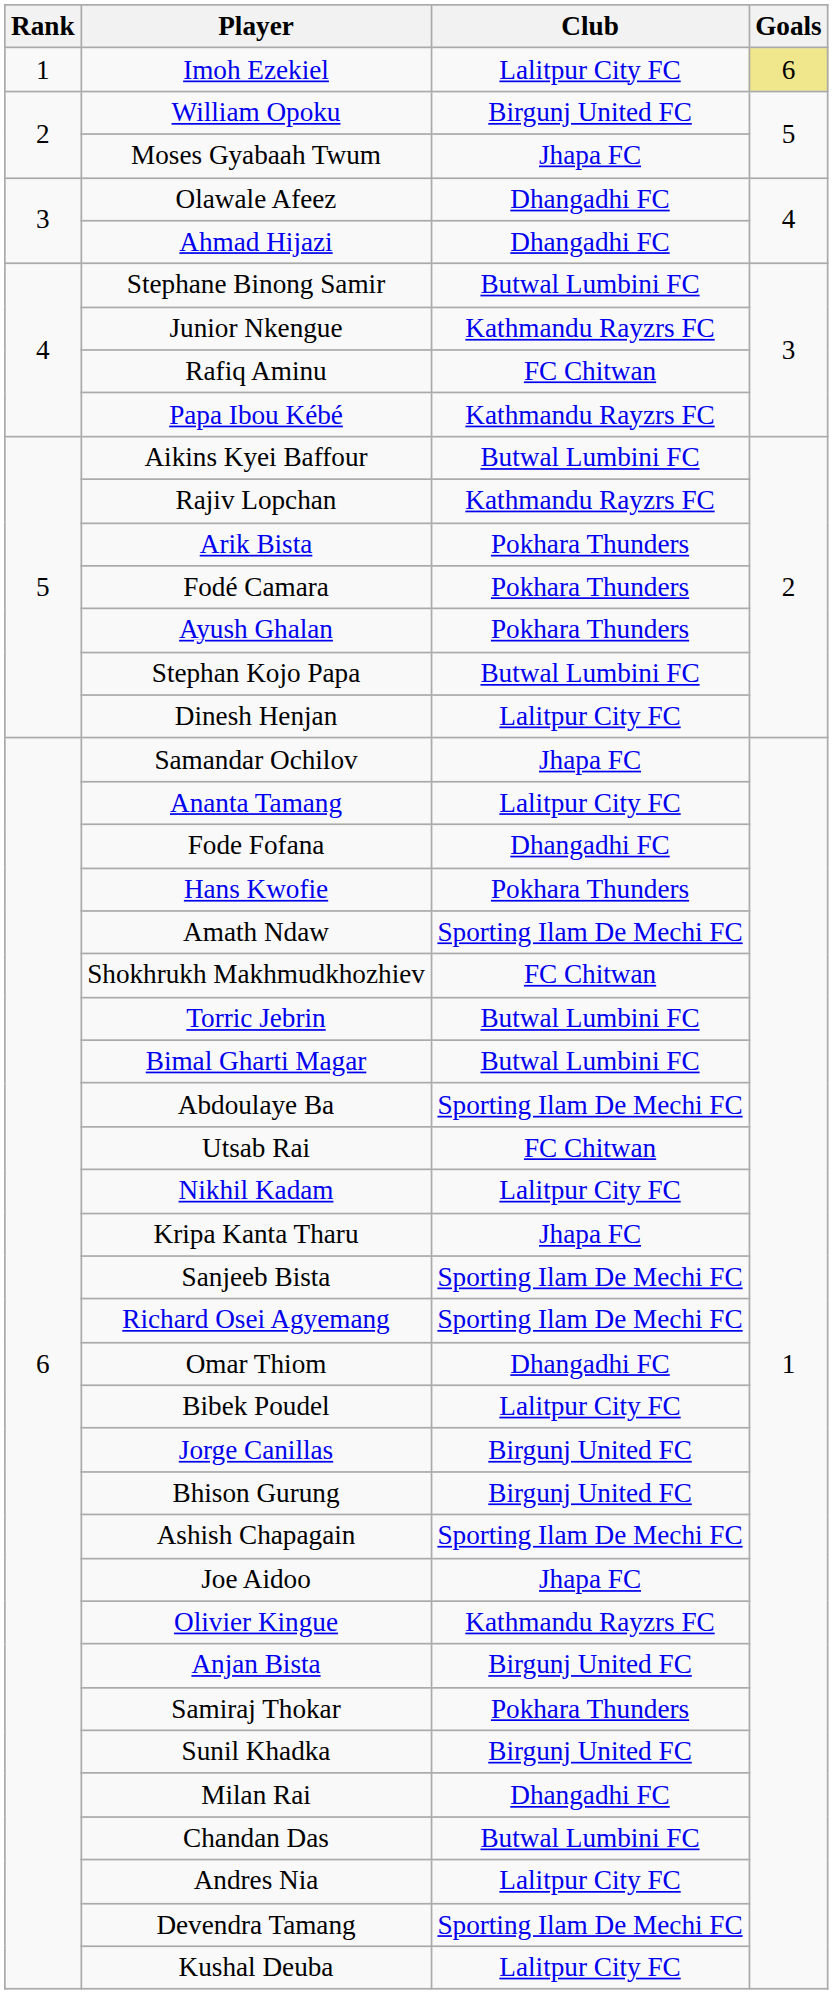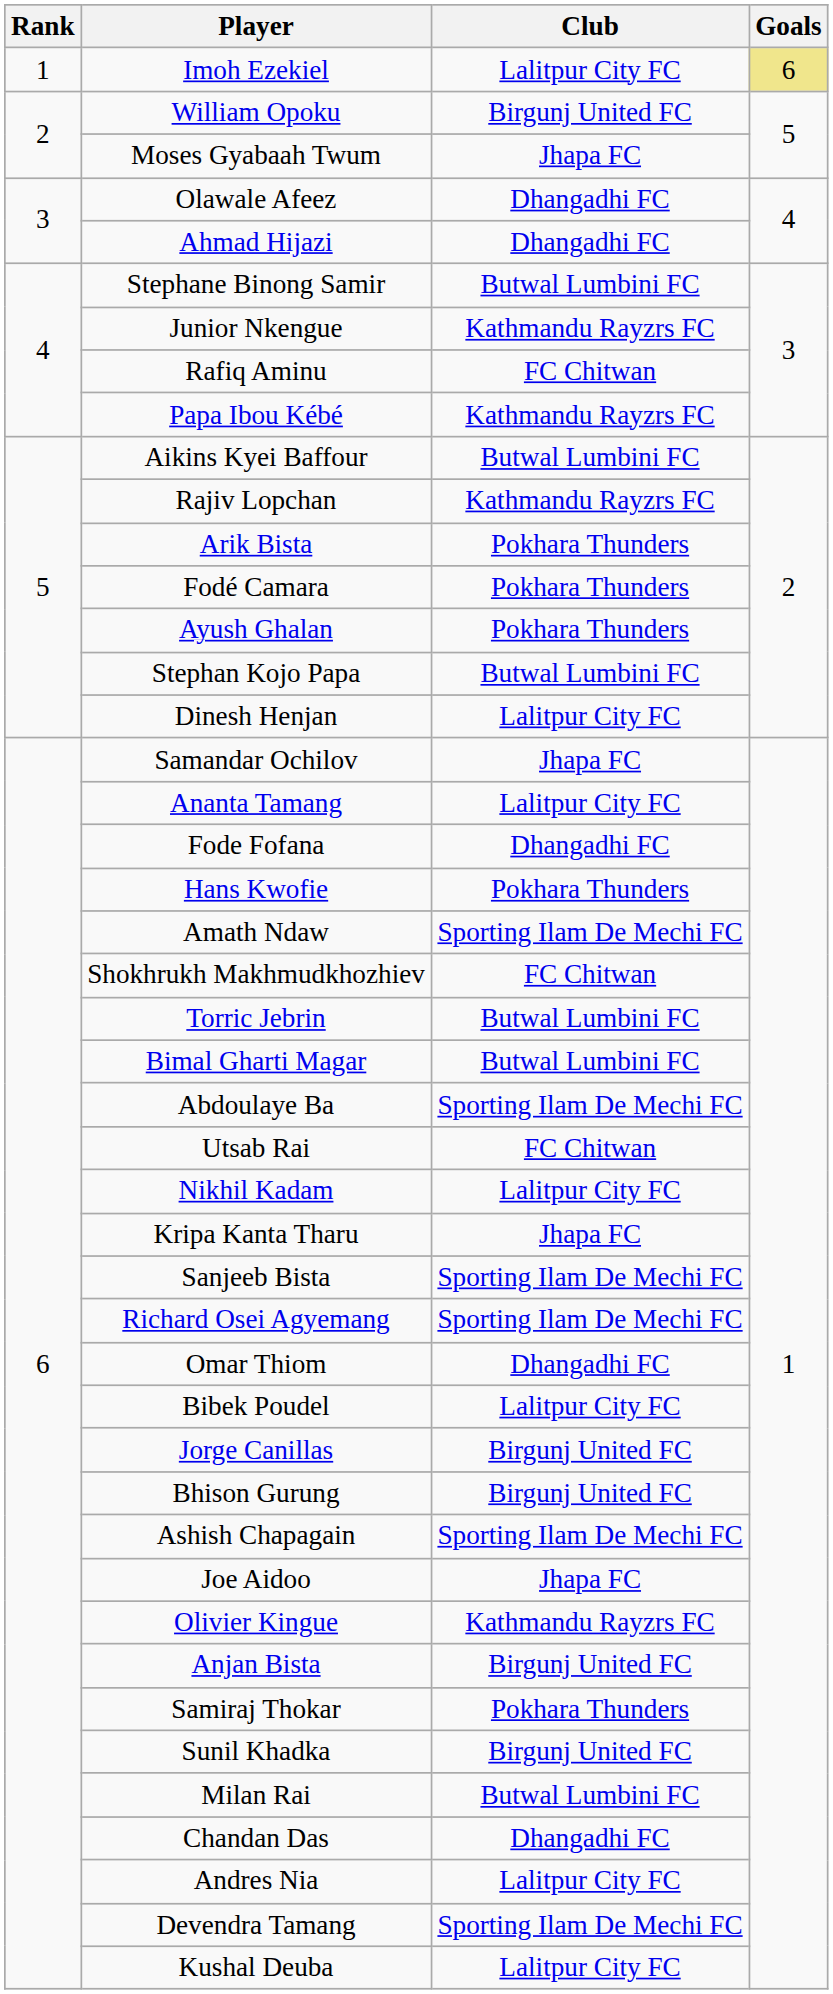(590, 1794) Dhangadhi FC -> (590, 1794) Butwal Lumbini FC
(590, 1837) Butwal Lumbini FC -> (590, 1837) Dhangadhi FC
